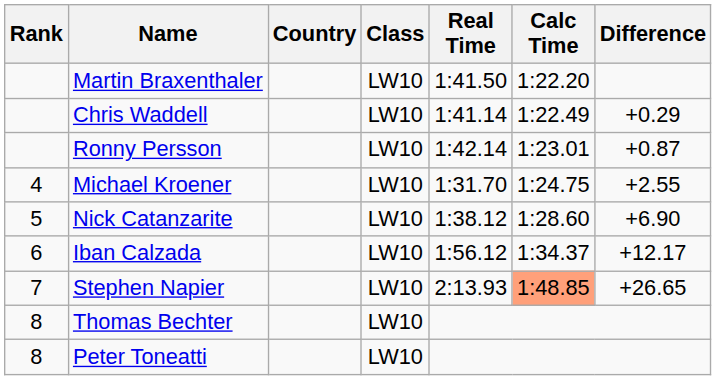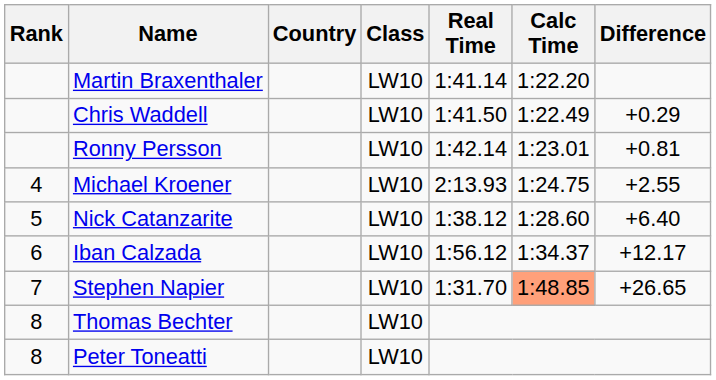(471, 80) 1:41.50 -> (471, 80) 1:41.14
(471, 115) 1:41.14 -> (471, 115) 1:41.50
(653, 149) +0.87 -> (653, 149) +0.81
(471, 184) 1:31.70 -> (471, 184) 2:13.93
(653, 218) +6.90 -> (653, 218) +6.40
(471, 287) 2:13.93 -> (471, 287) 1:31.70
